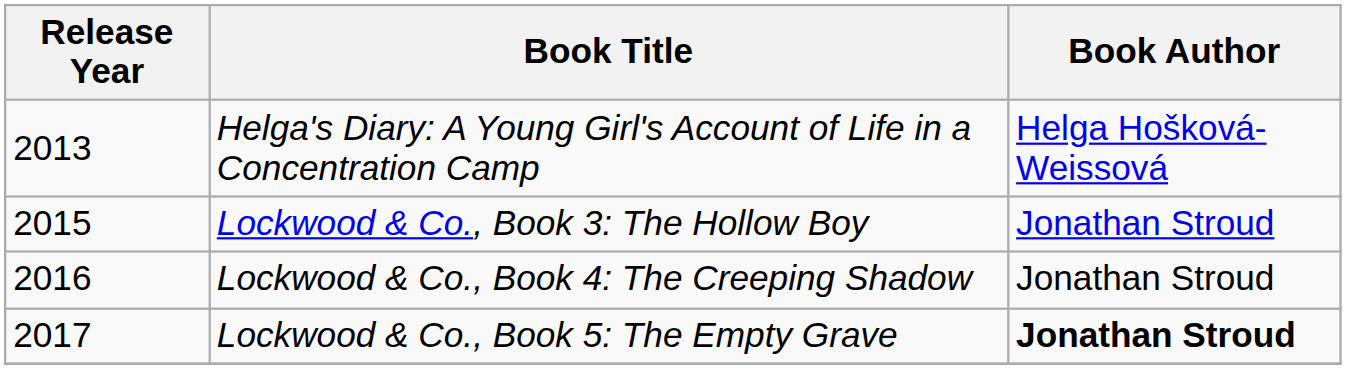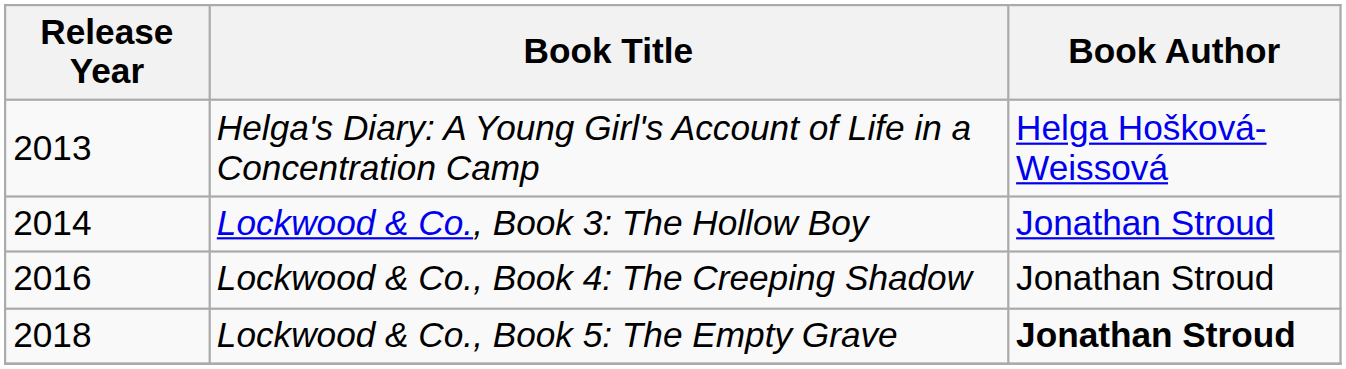(52, 223) 2015 -> (52, 223) 2014
(52, 334) 2017 -> (52, 334) 2018
